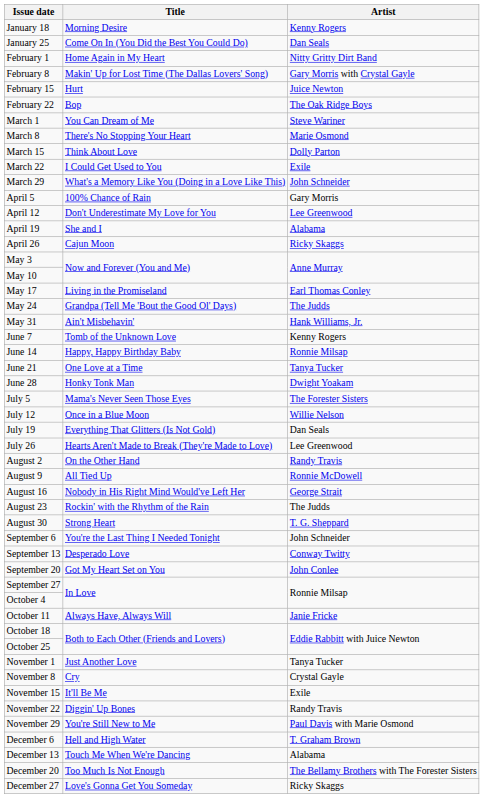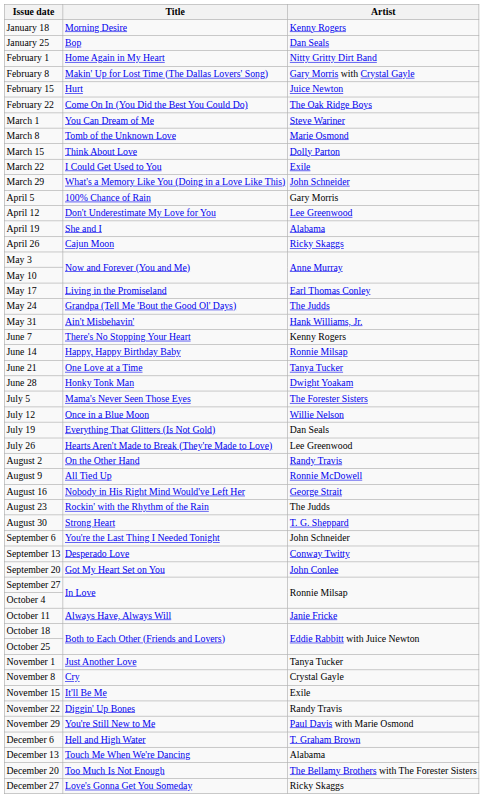(156, 43) Come On In (You Did the Best You Could Do) -> (73, 43) Bop
(73, 105) Bop -> (156, 105) Come On In (You Did the Best You Could Do)
(128, 136) There's No Stopping Your Heart -> (120, 136) Tomb of the Unknown Love
(120, 337) Tomb of the Unknown Love -> (128, 337) There's No Stopping Your Heart
